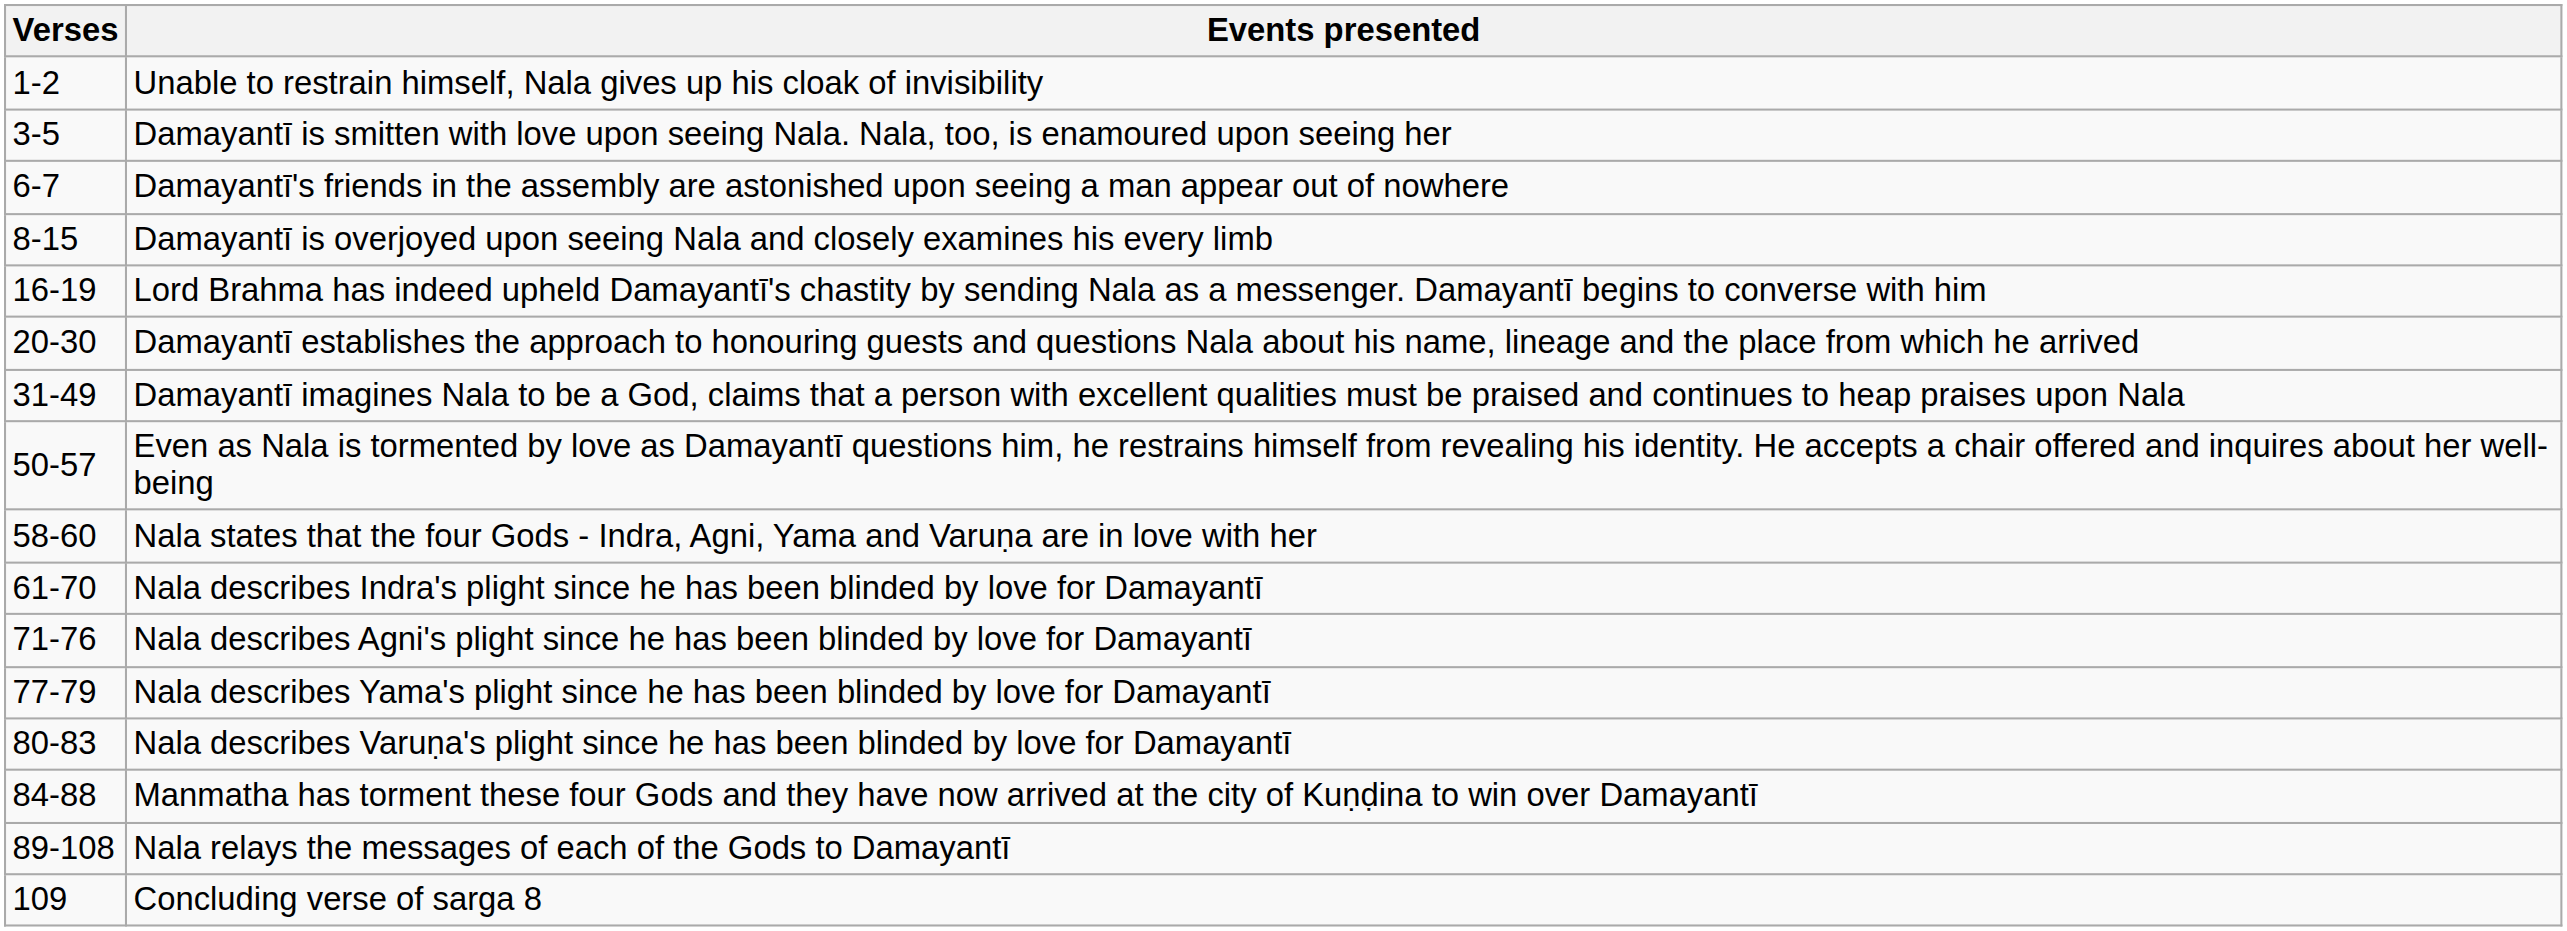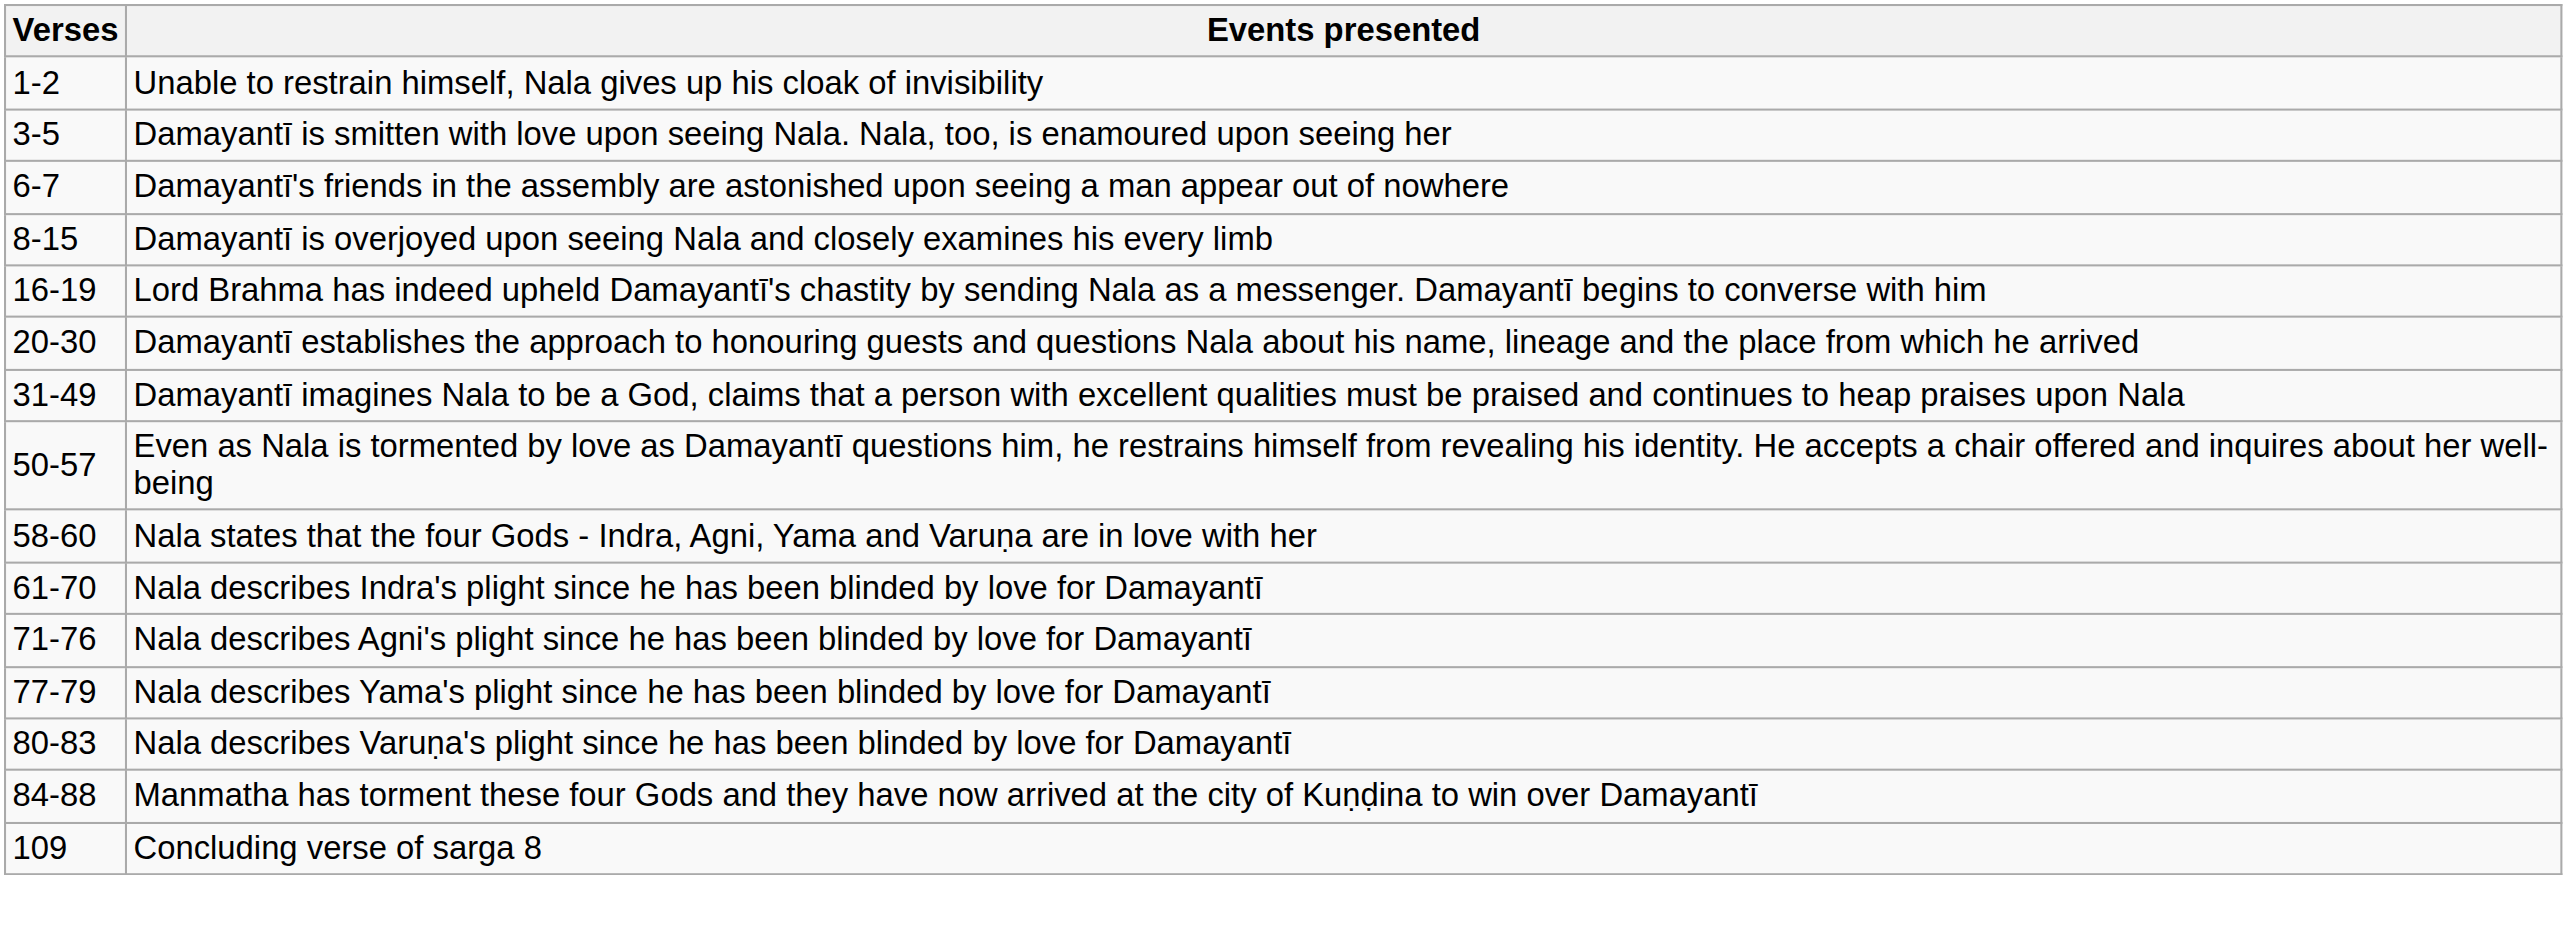- row: (572, 847)
